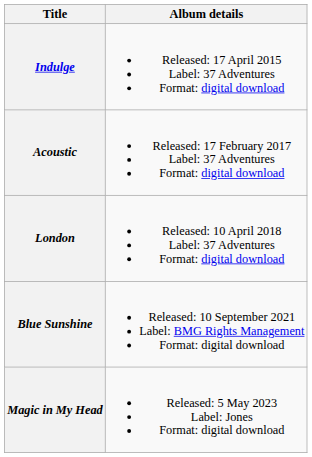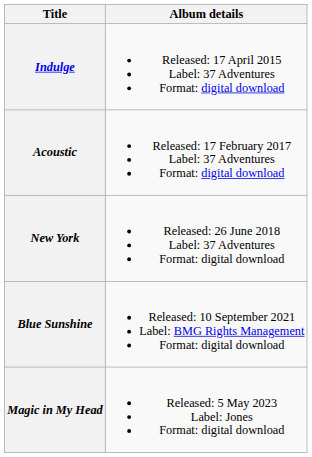- row: (55, 238)
+ row: (55, 238)
